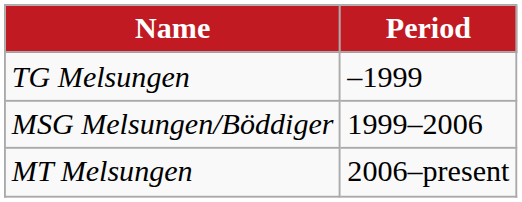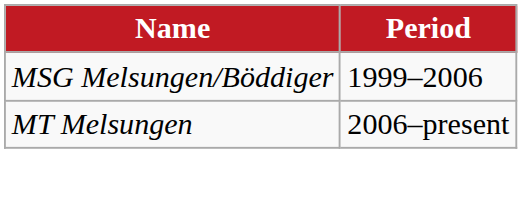- row: (101, 76)
